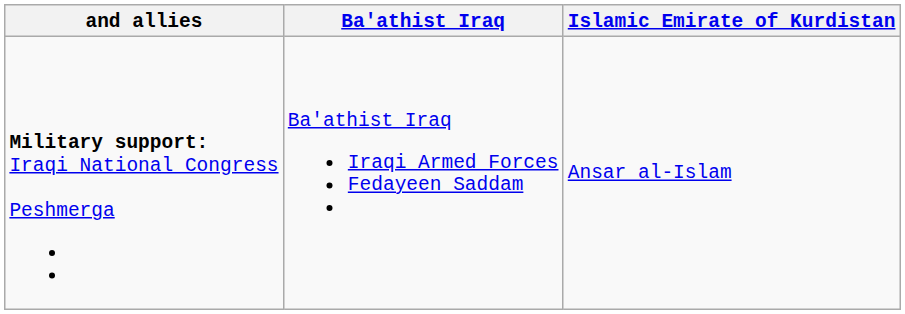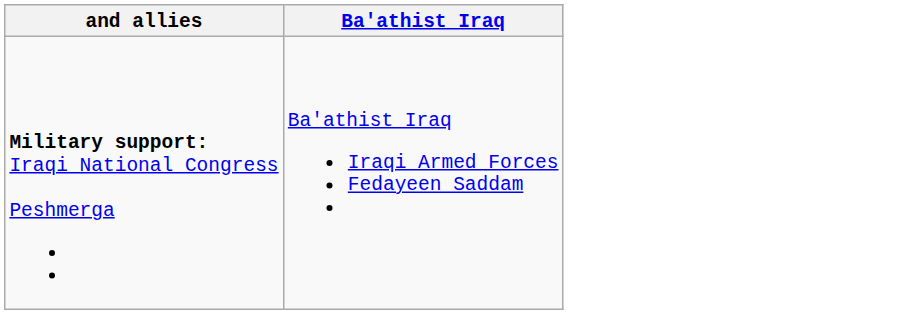- column: (732, 21)
